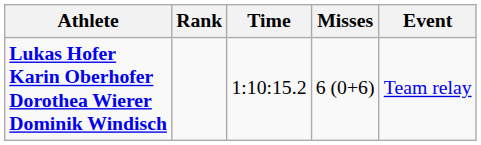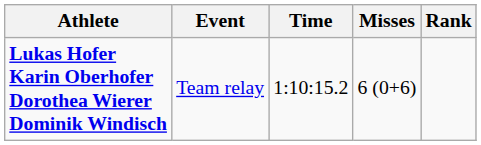columns swapped: (428, 21) <-> (199, 21)
